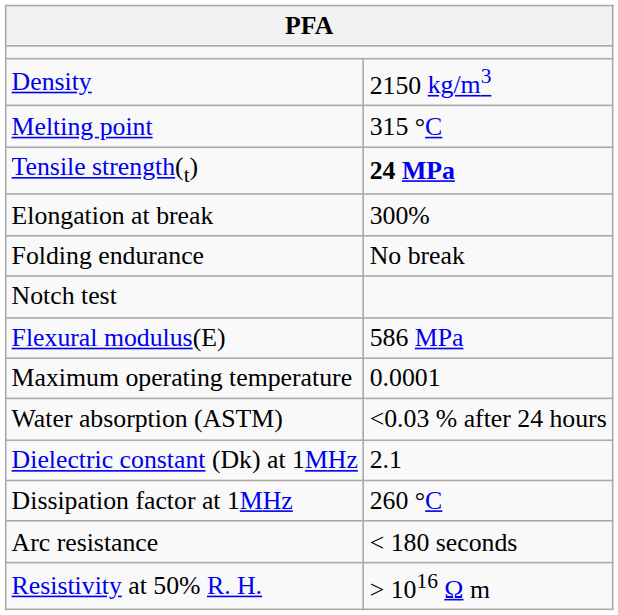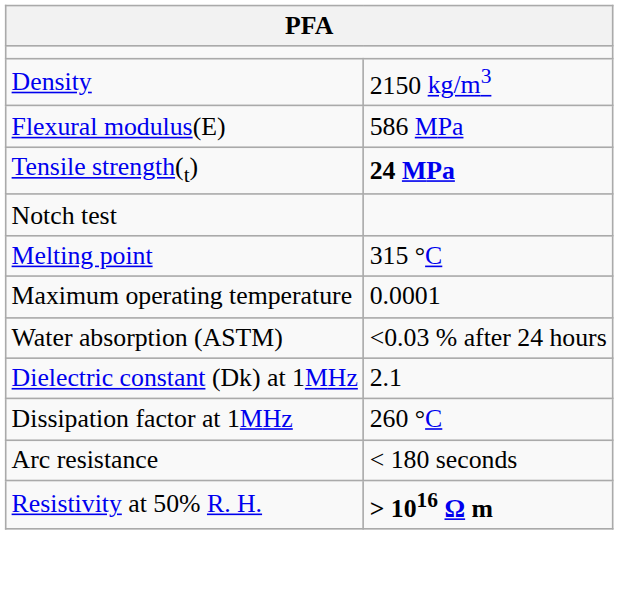rows swapped: (119, 337) <-> (82, 126)
- row: (112, 214)
- row: (108, 255)
(430, 585) normal -> (431, 504) bold
